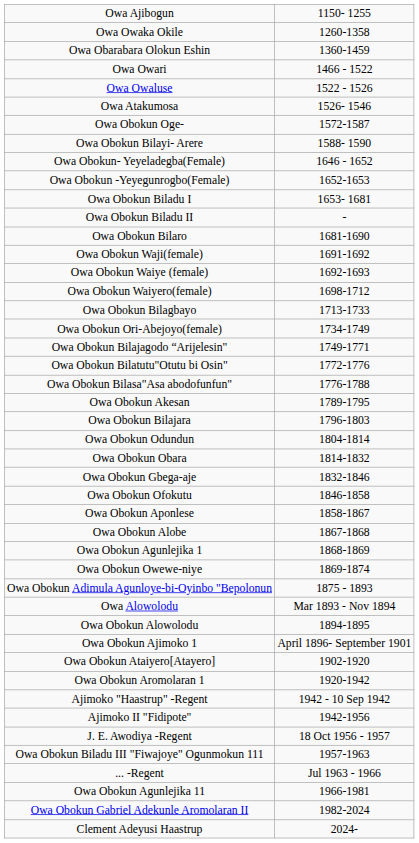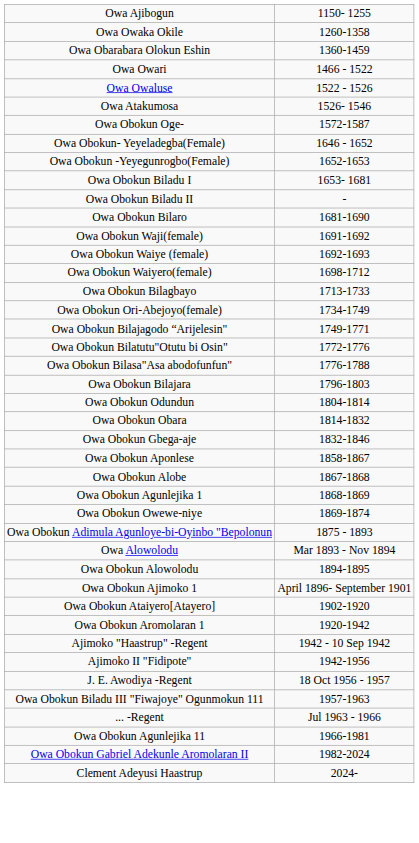- row: (140, 143)
- row: (140, 402)
- row: (140, 495)
